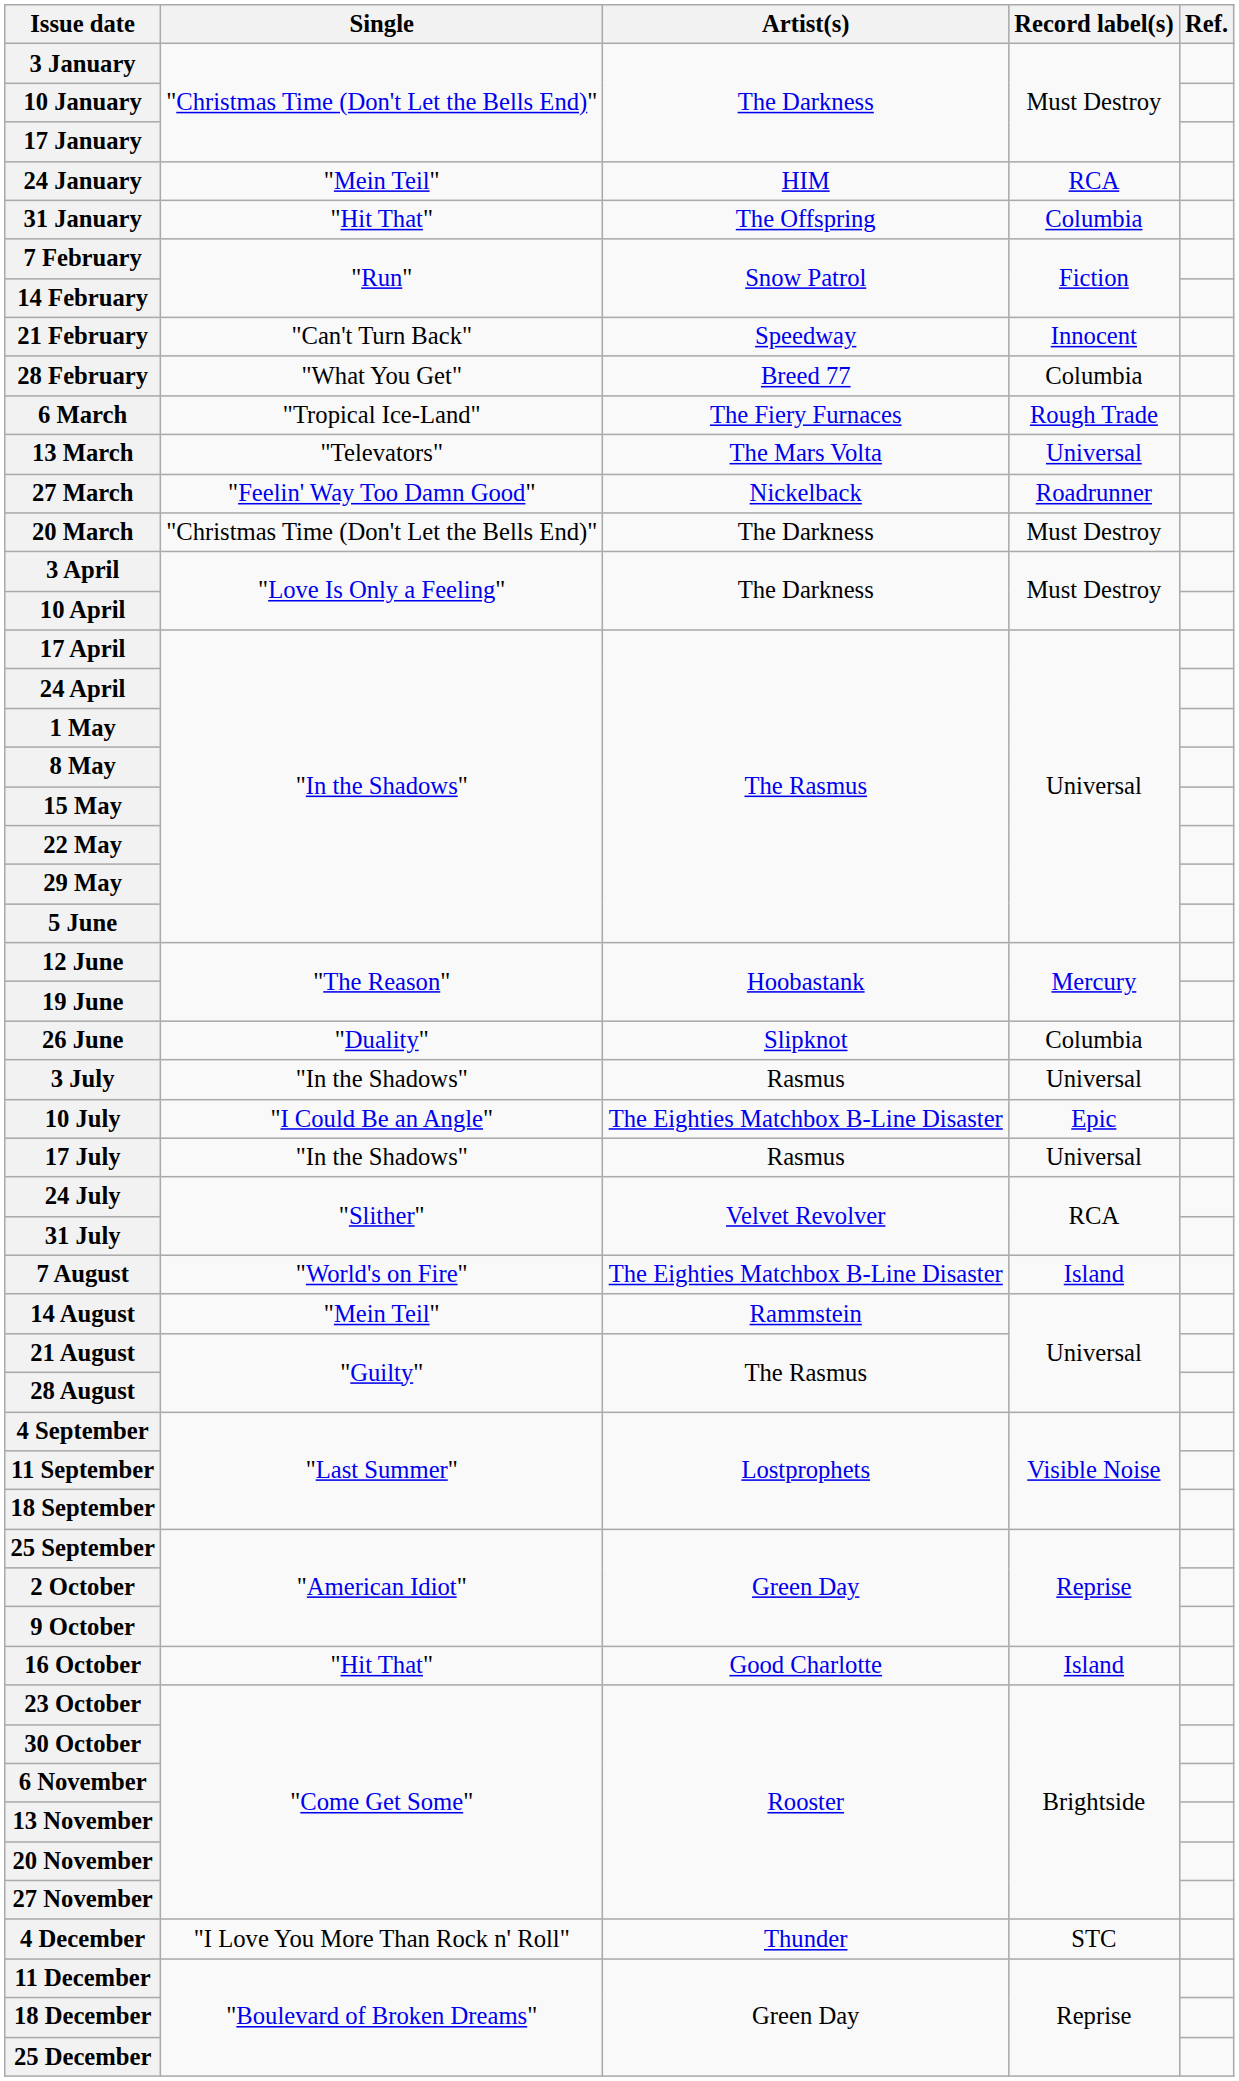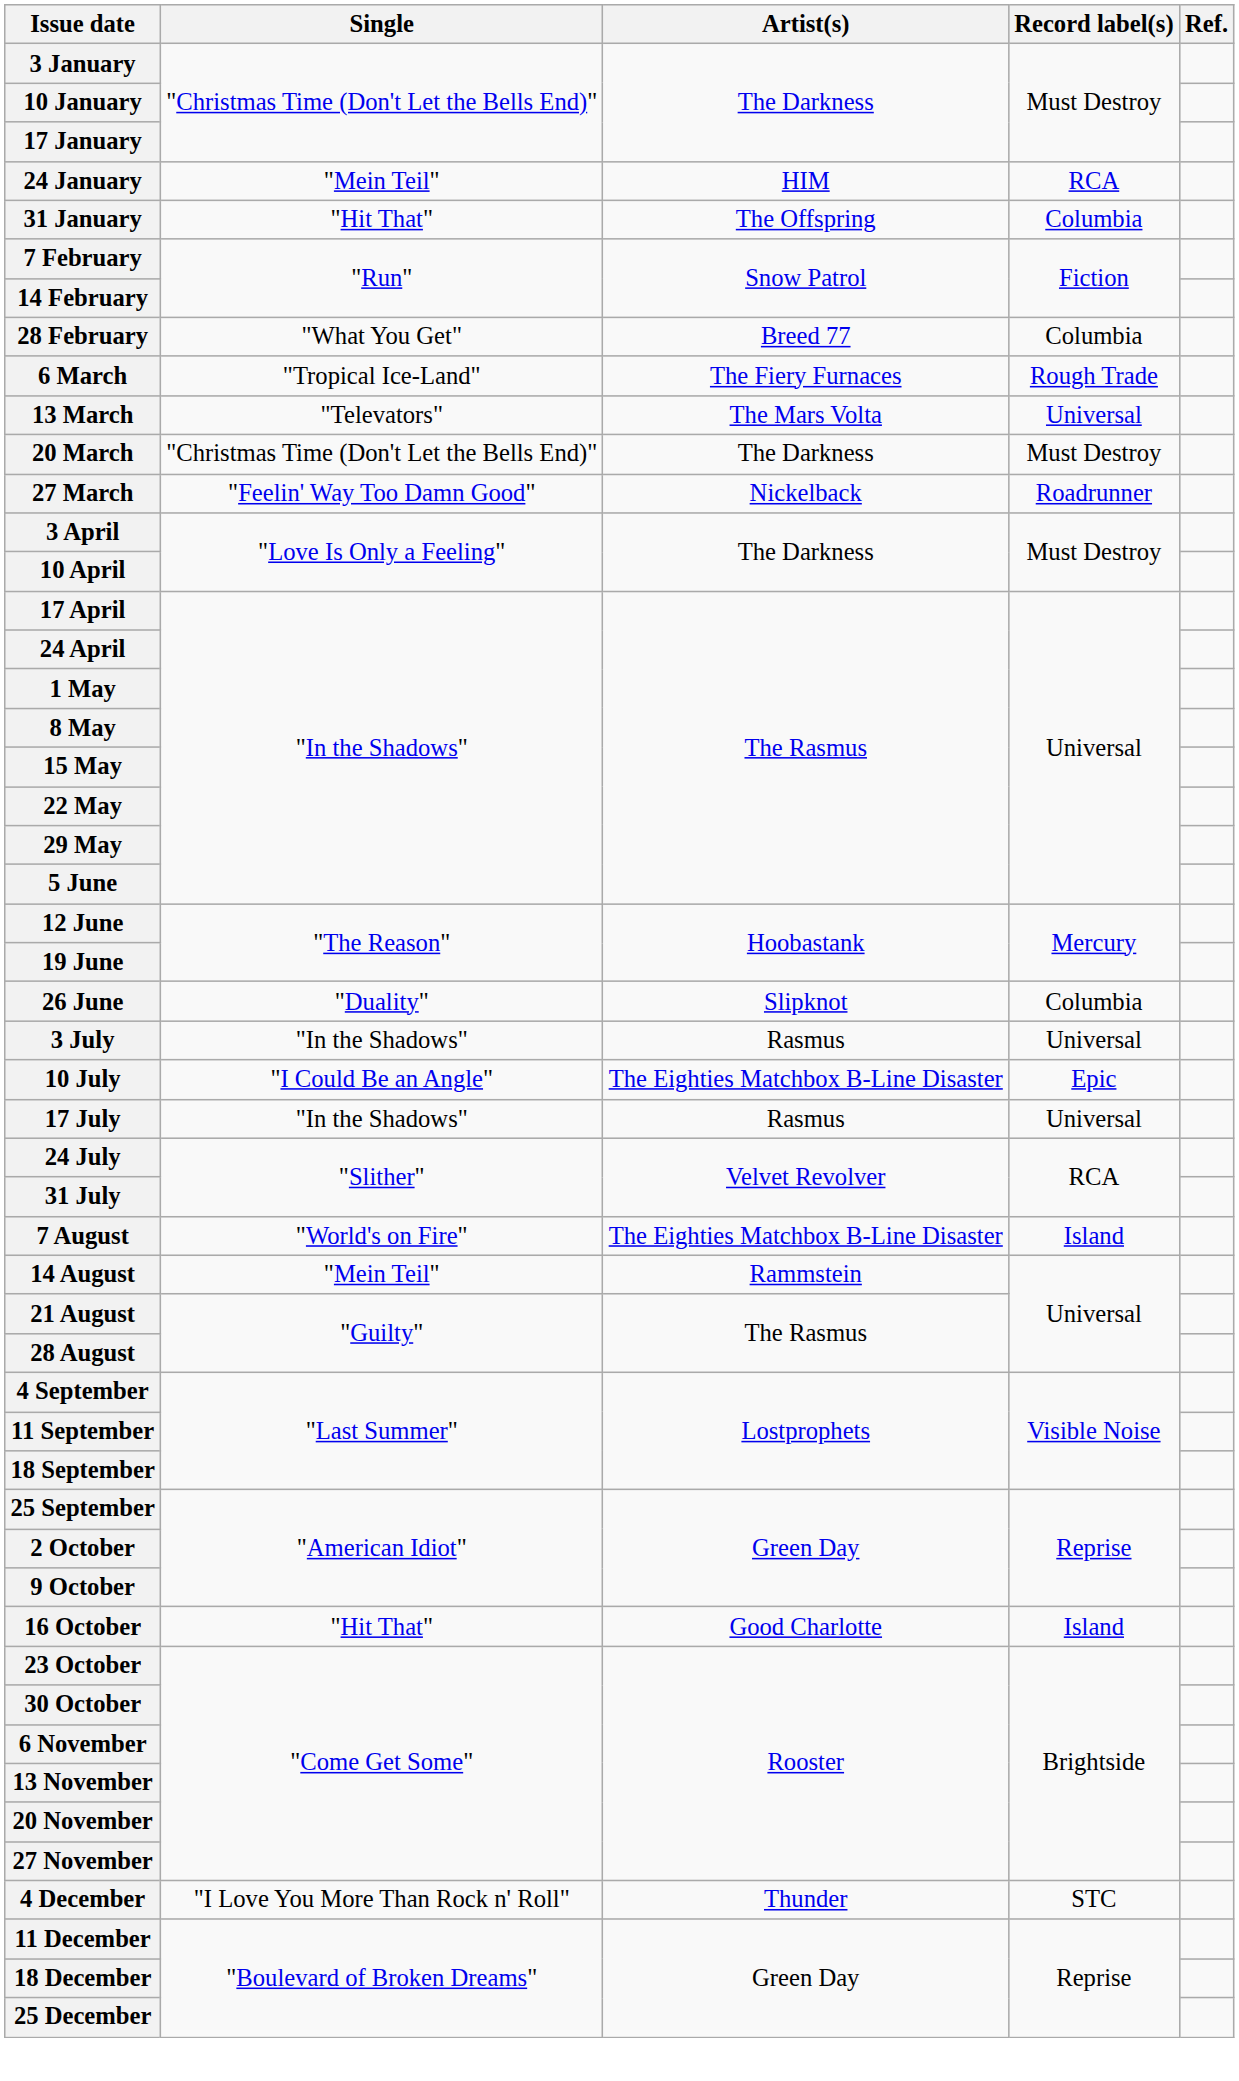- row: (83, 336)
rows swapped: (83, 532) <-> (83, 492)
